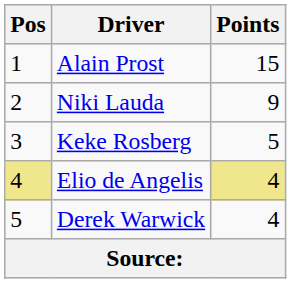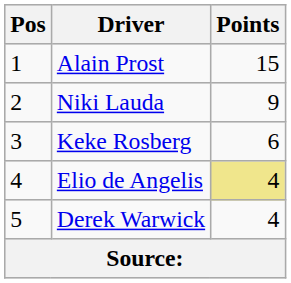(273, 141) 5 -> (273, 141) 6
(16, 180) khaki background -> (16, 180) no background
